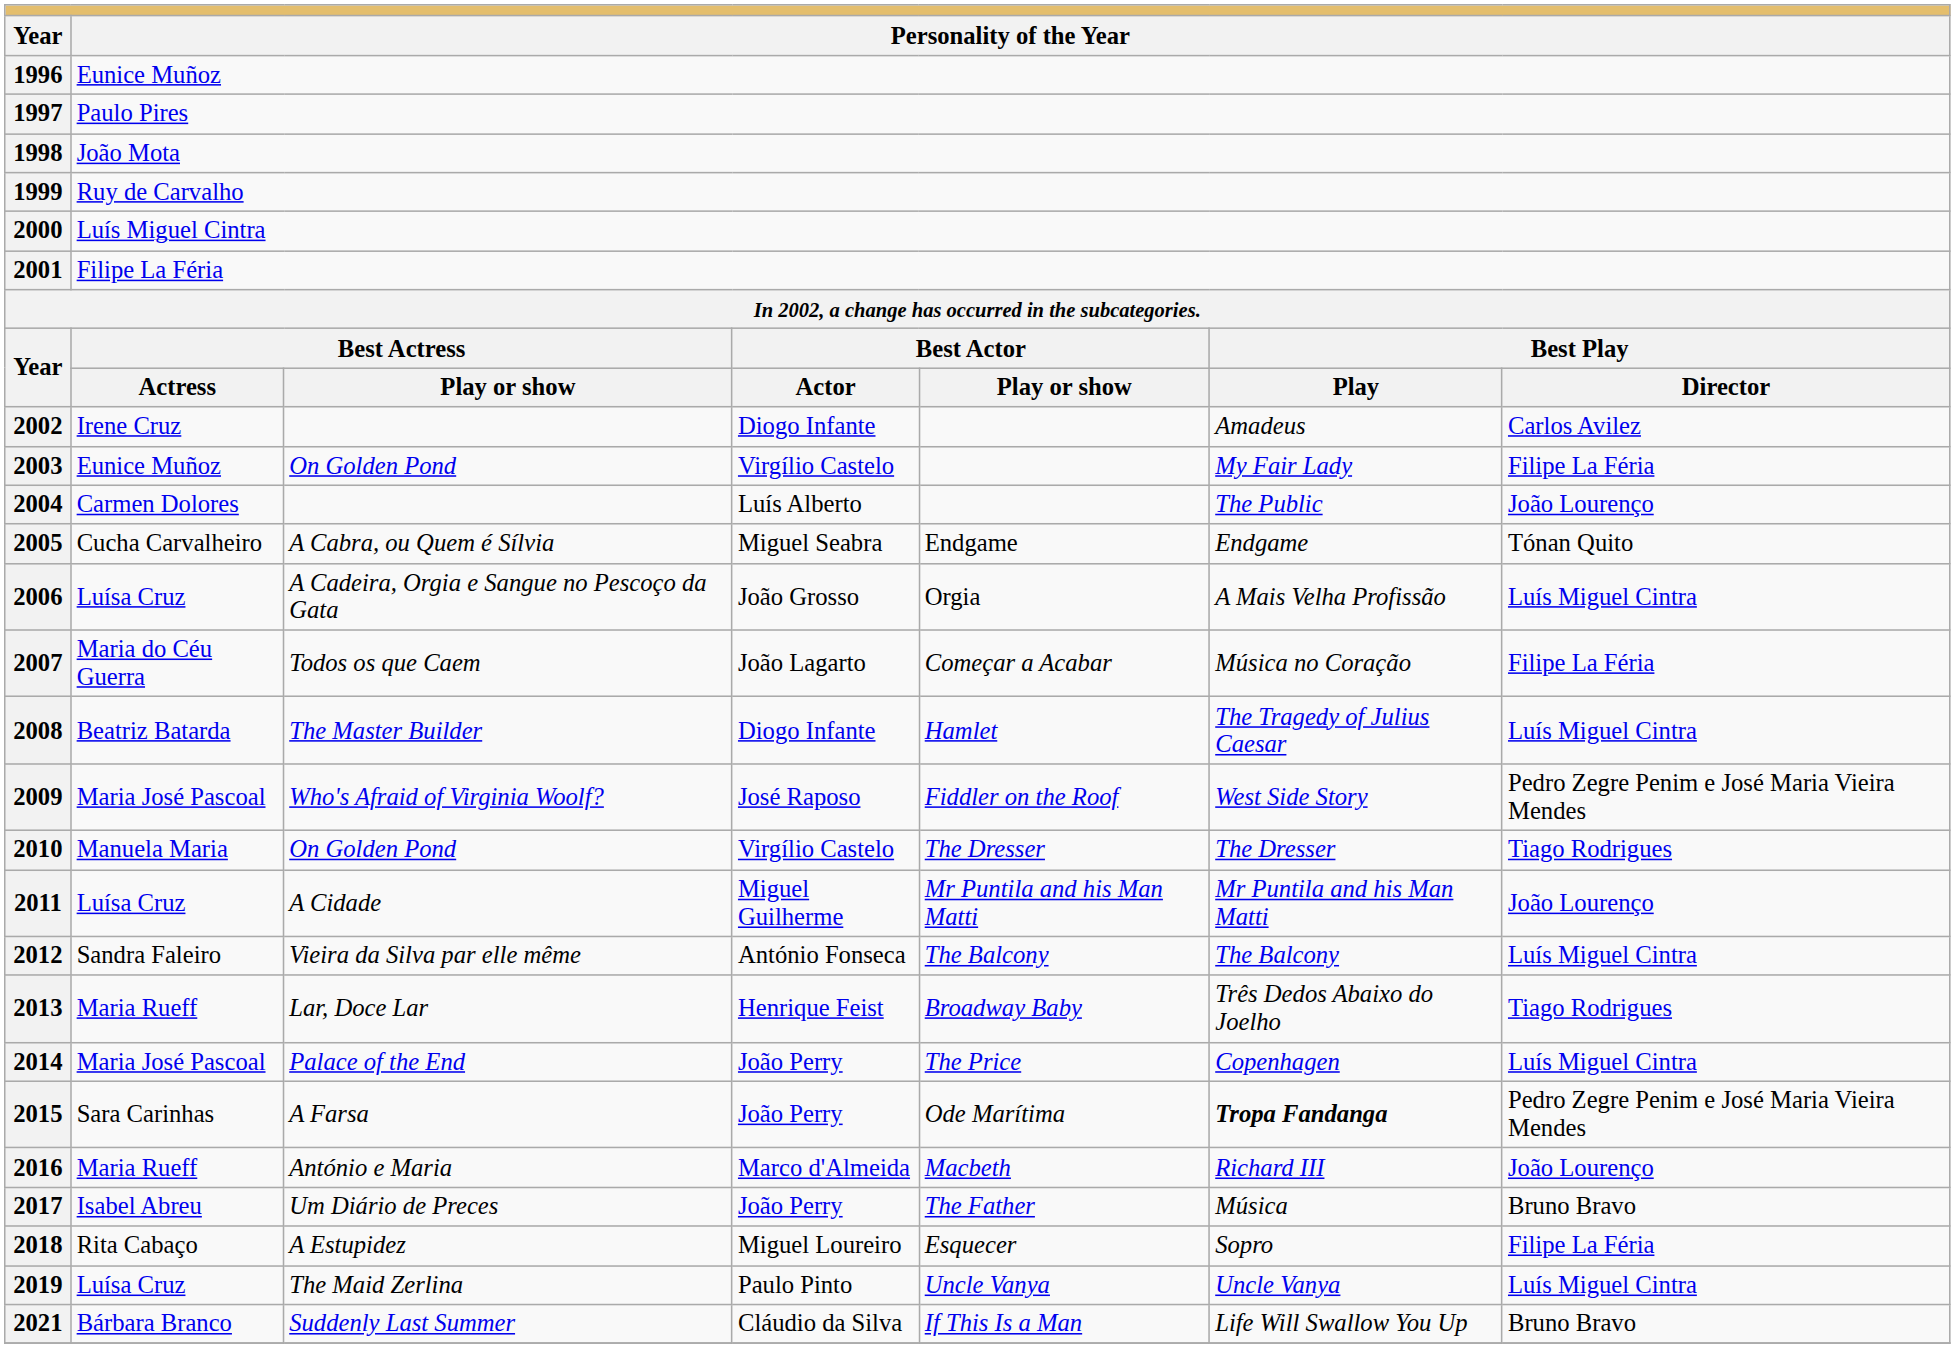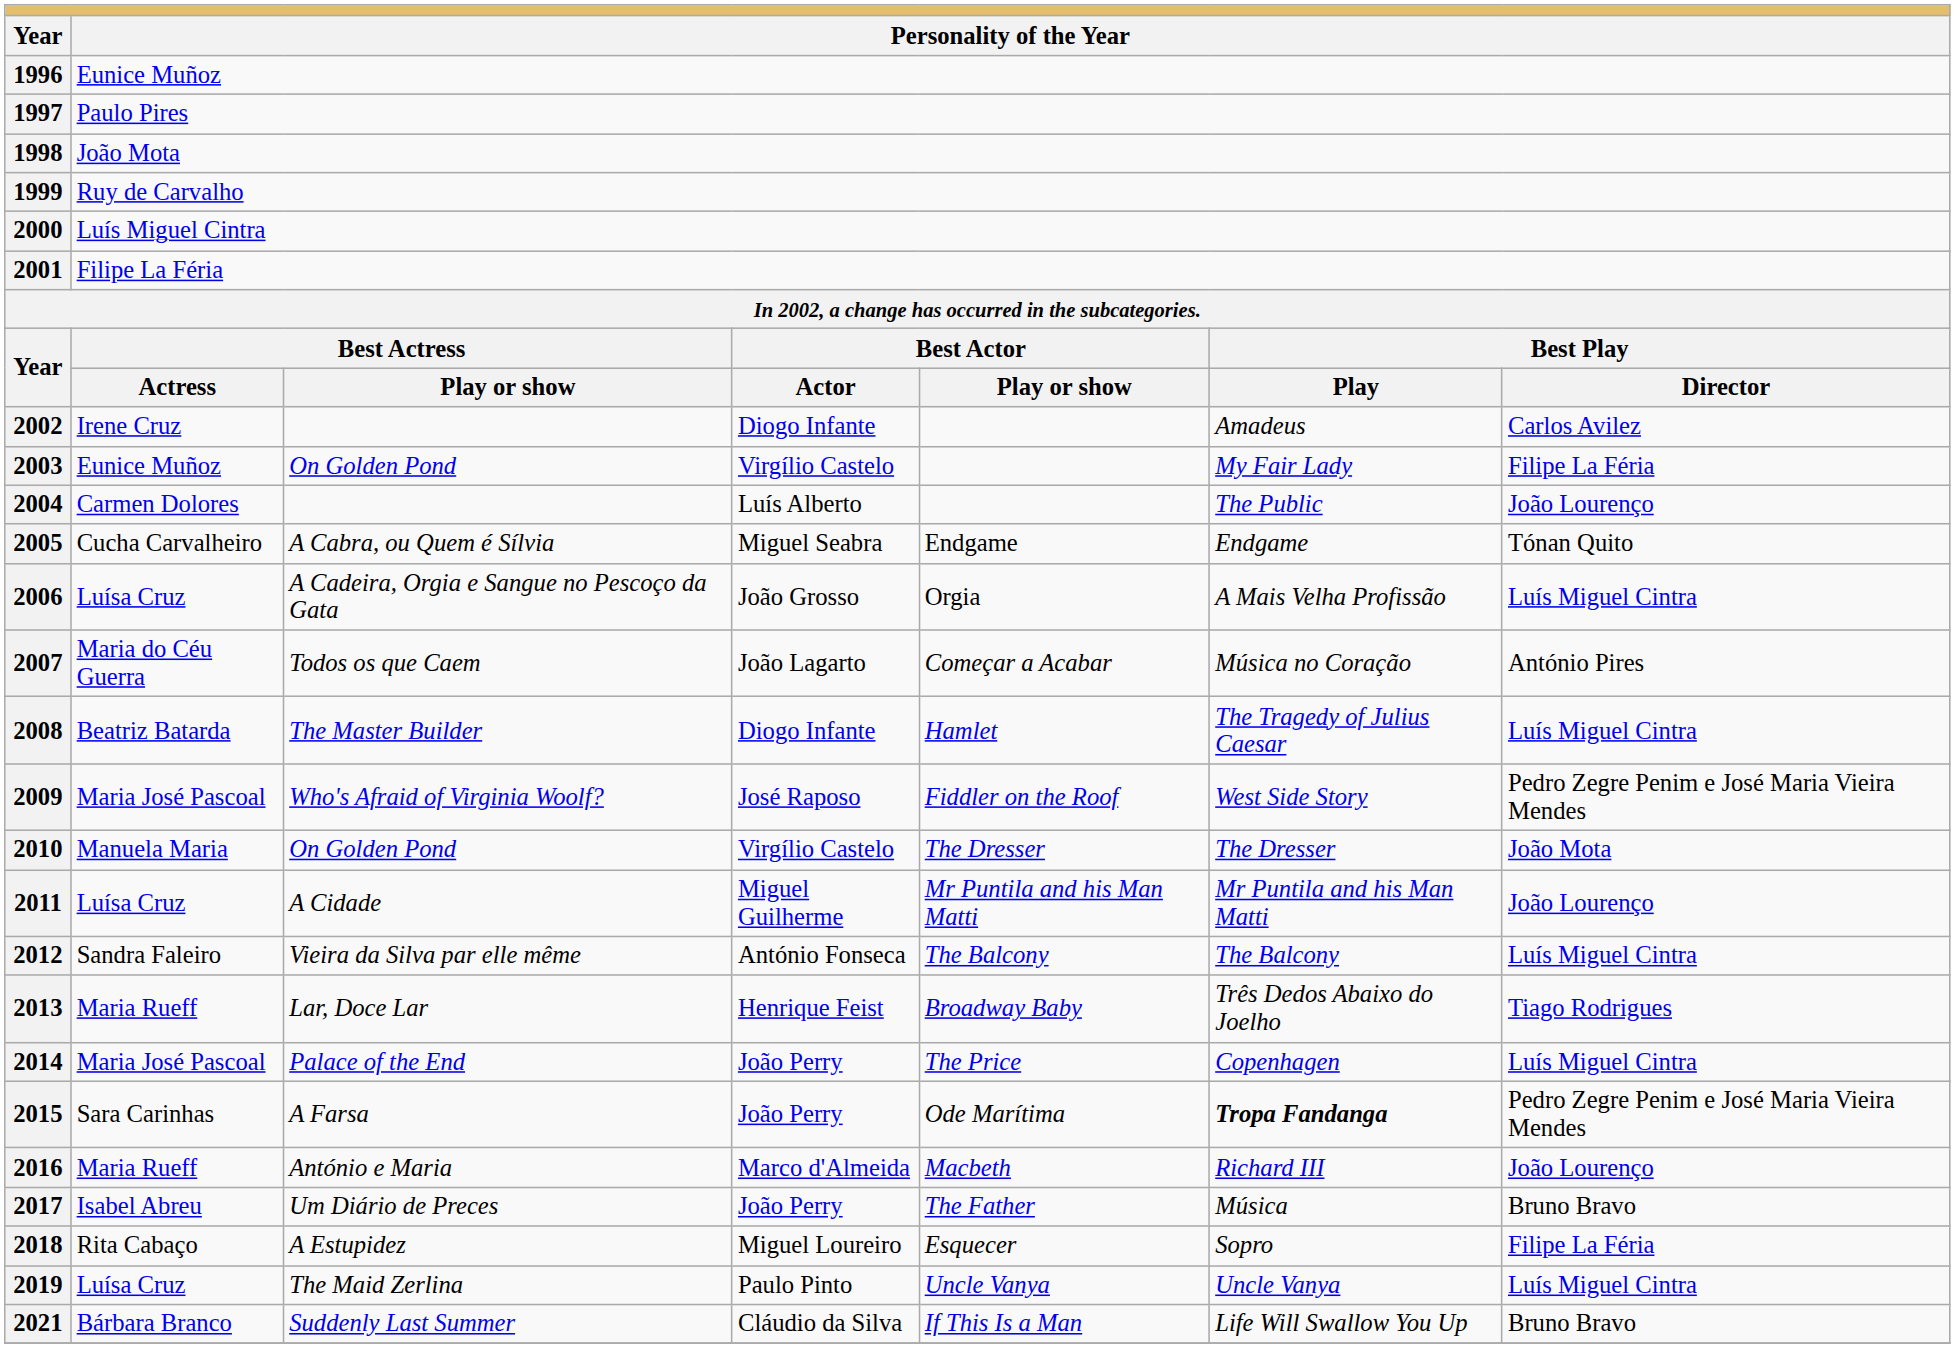(1581, 663) Filipe La Féria -> (1576, 663) António Pires
(1590, 849) Tiago Rodrigues -> (1560, 849) João Mota
